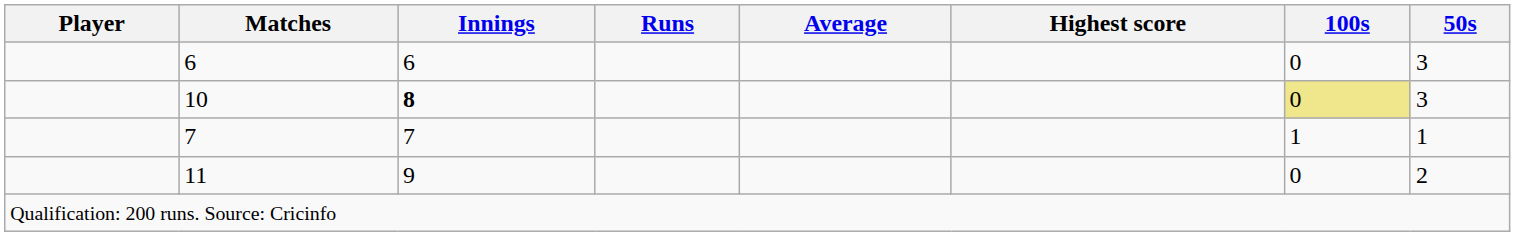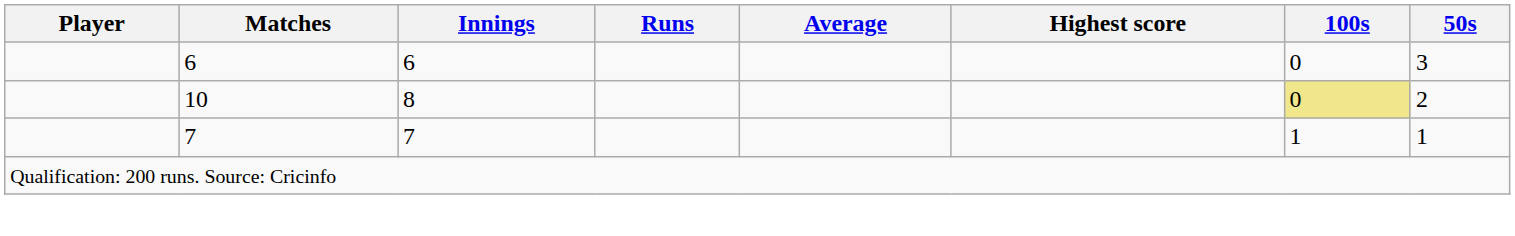(409, 99) bold -> (409, 99) normal
(1422, 99) 3 -> (1422, 99) 2
- row: (196, 174)
